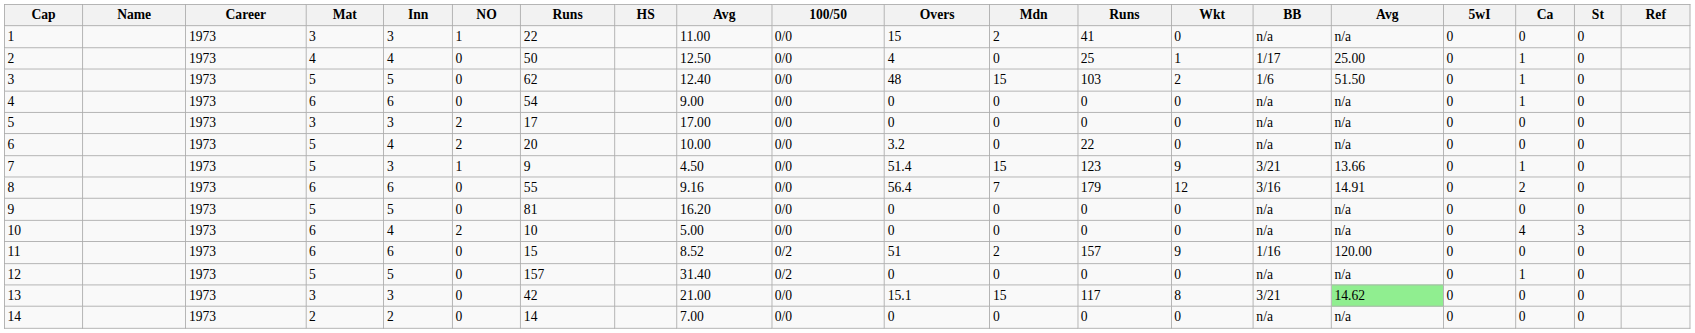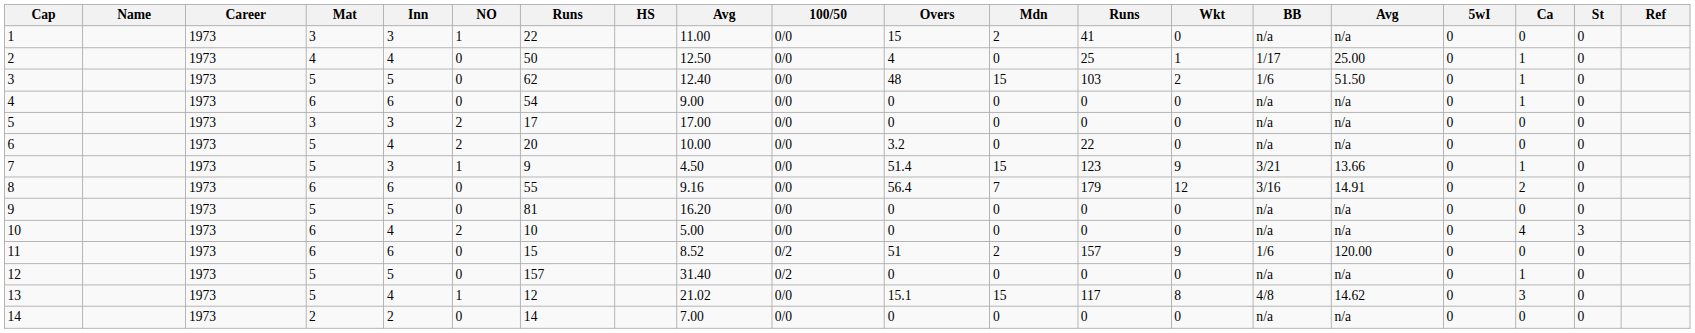(1268, 252) 1/16 -> (1265, 252) 1/6
(312, 295) 3 -> (312, 295) 5
(390, 295) 3 -> (390, 295) 4
(459, 295) 0 -> (459, 295) 1
(531, 295) 42 -> (531, 295) 12
(695, 295) 21.00 -> (695, 295) 21.02
(1268, 295) 3/21 -> (1265, 295) 4/8
(1350, 295) lightgreen background -> (1350, 295) no background
(1522, 295) 0 -> (1522, 295) 3
